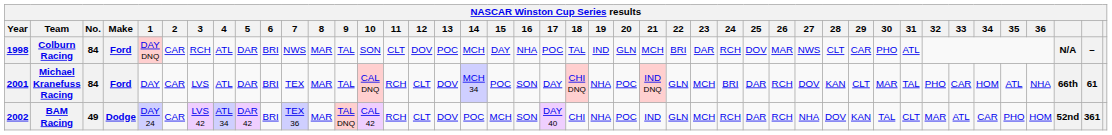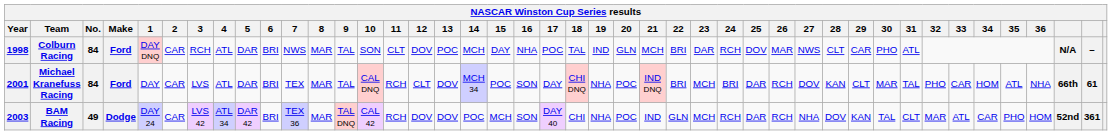(678, 83) GLN -> (678, 83) BRI
(18, 116) 2002 -> (18, 116) 2003
(422, 116) CLT -> (422, 116) DOV
